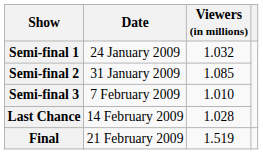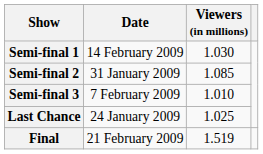(135, 52) 24 January 2009 -> (135, 52) 14 February 2009
(219, 52) 1.032 -> (219, 52) 1.030
(135, 116) 14 February 2009 -> (135, 116) 24 January 2009
(219, 116) 1.028 -> (219, 116) 1.025
